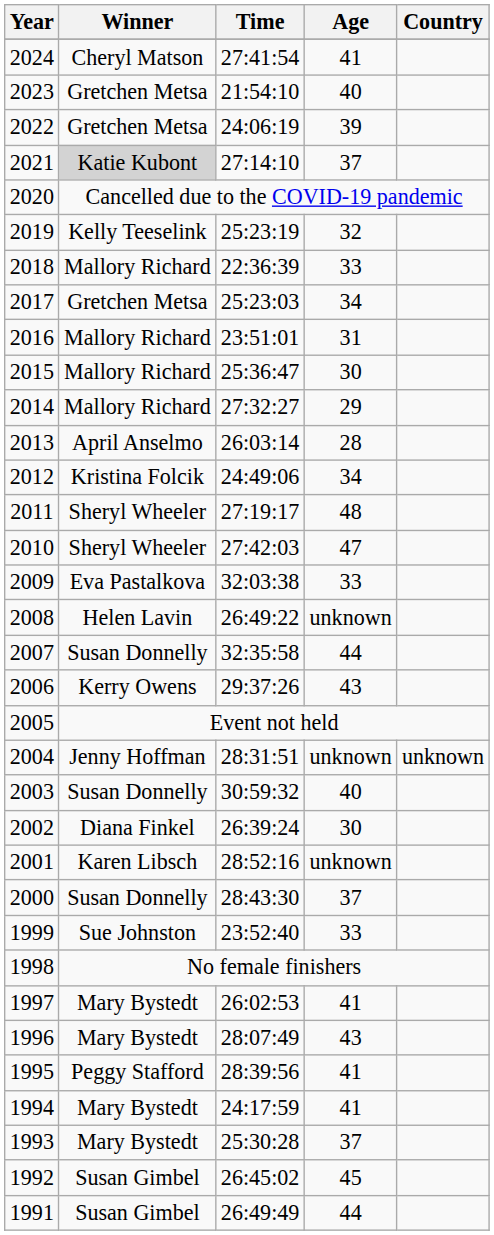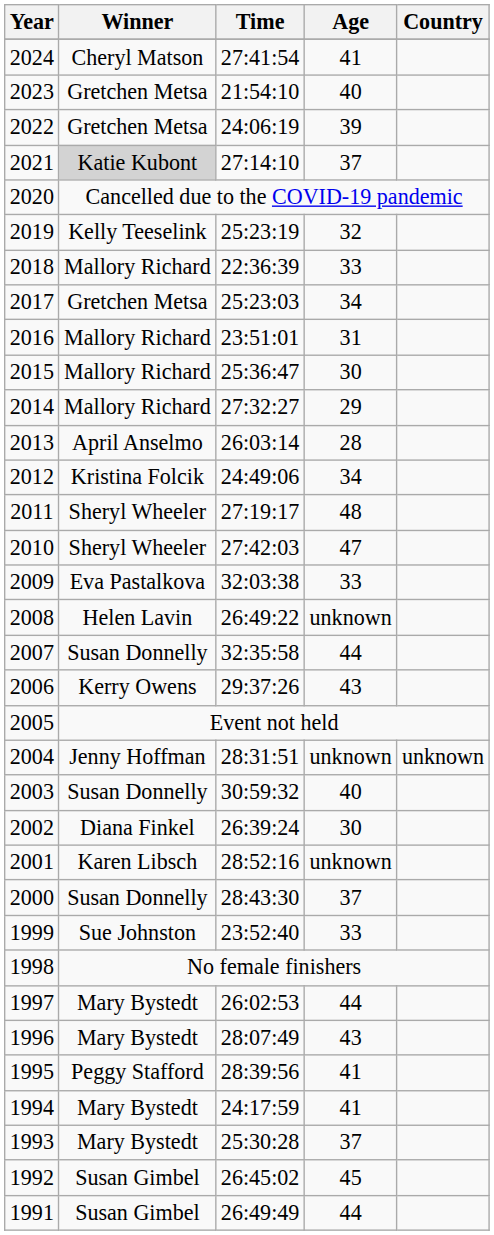(351, 1002) 41 -> (351, 1002) 44
